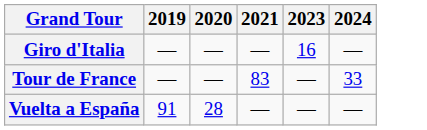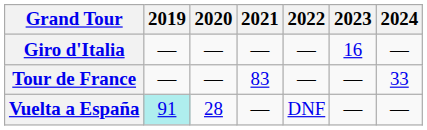+ column: (306, 19)
(167, 109) no background -> (167, 109) paleturquoise background
